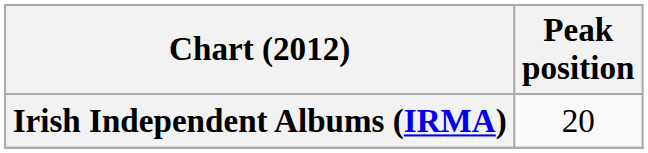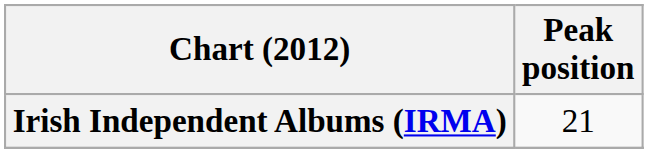(578, 120) 20 -> (578, 120) 21
